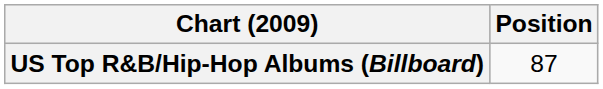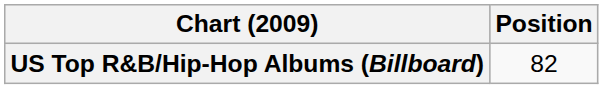(544, 63) 87 -> (544, 63) 82
